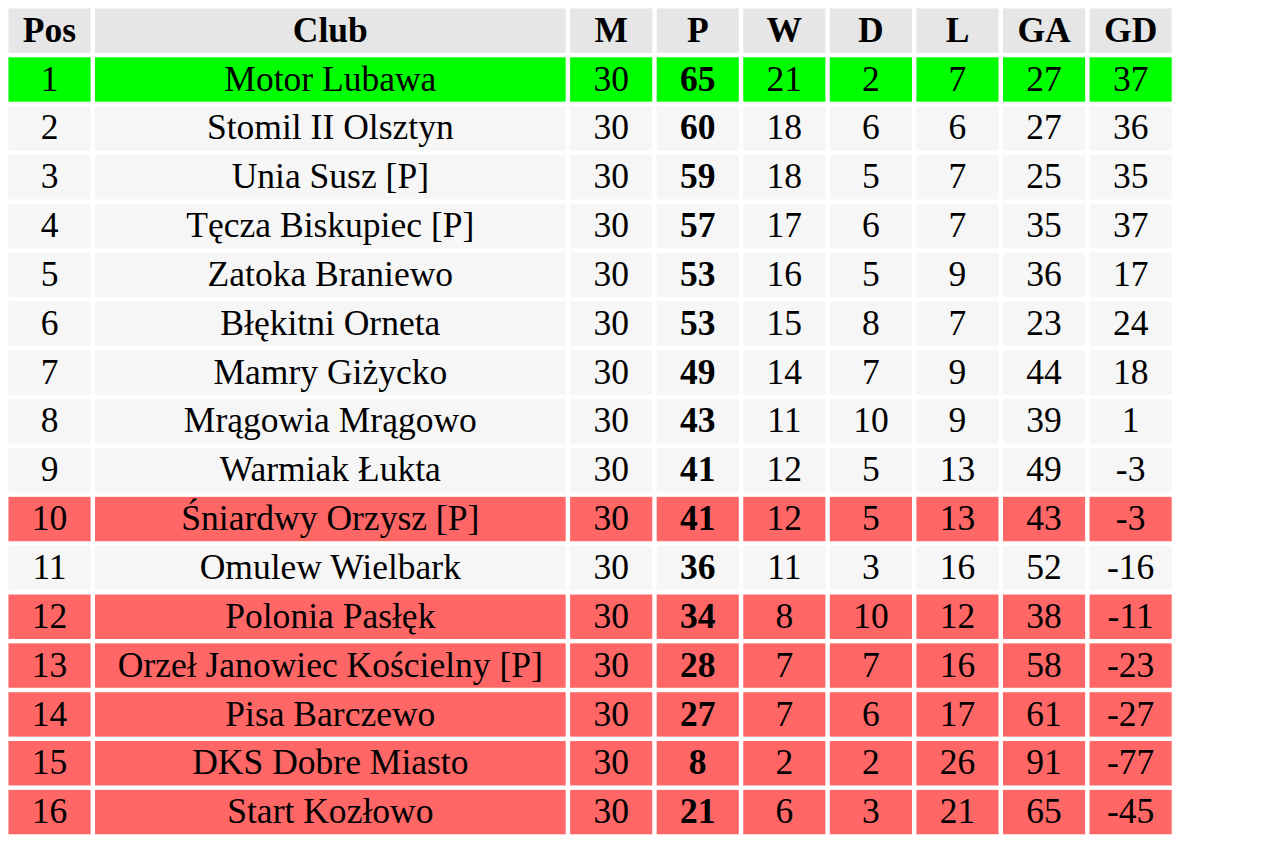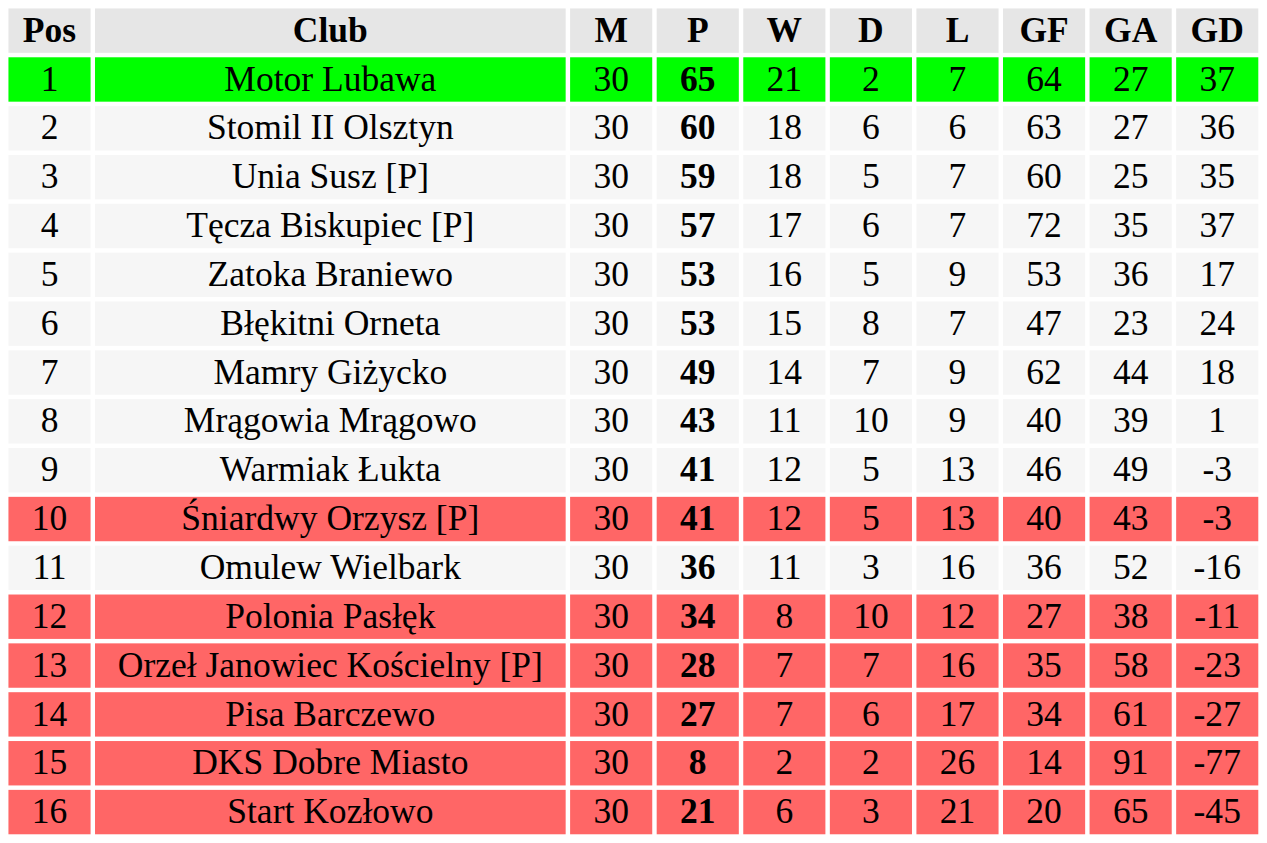+ column: (1044, 30)
